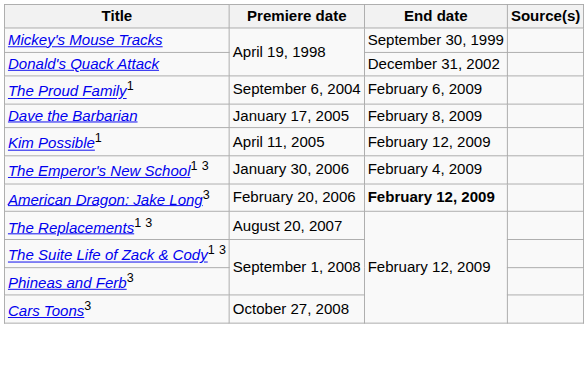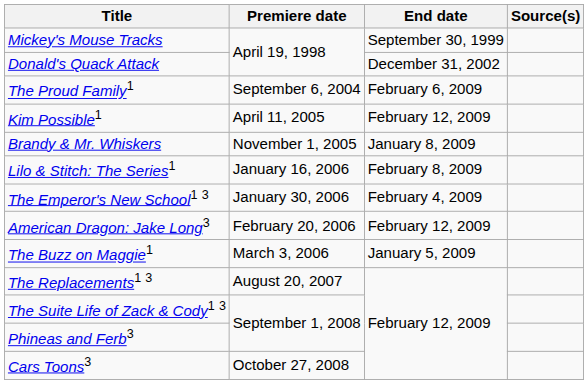- row: (73, 115)
+ row: (85, 143)
+ row: (92, 169)
(431, 197) bold -> (429, 225) normal
+ row: (80, 253)
